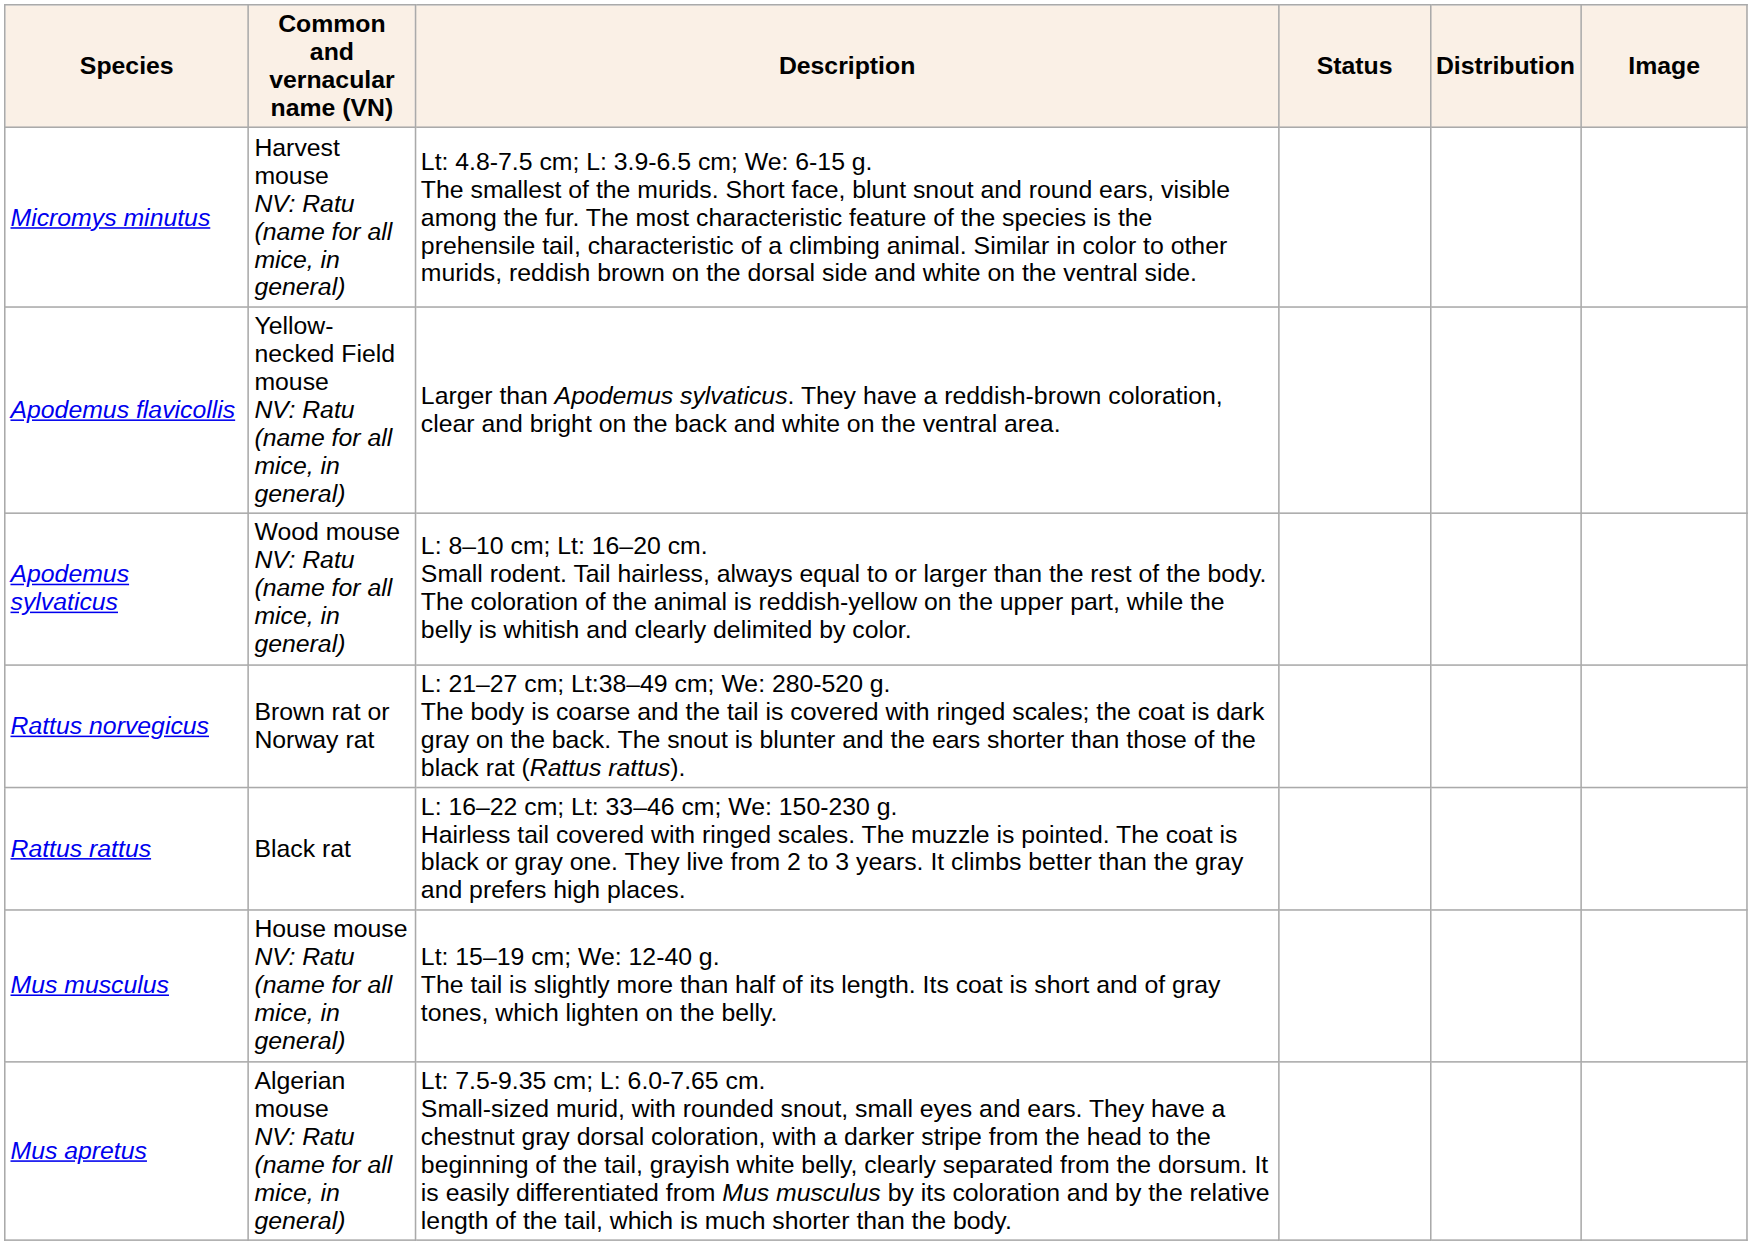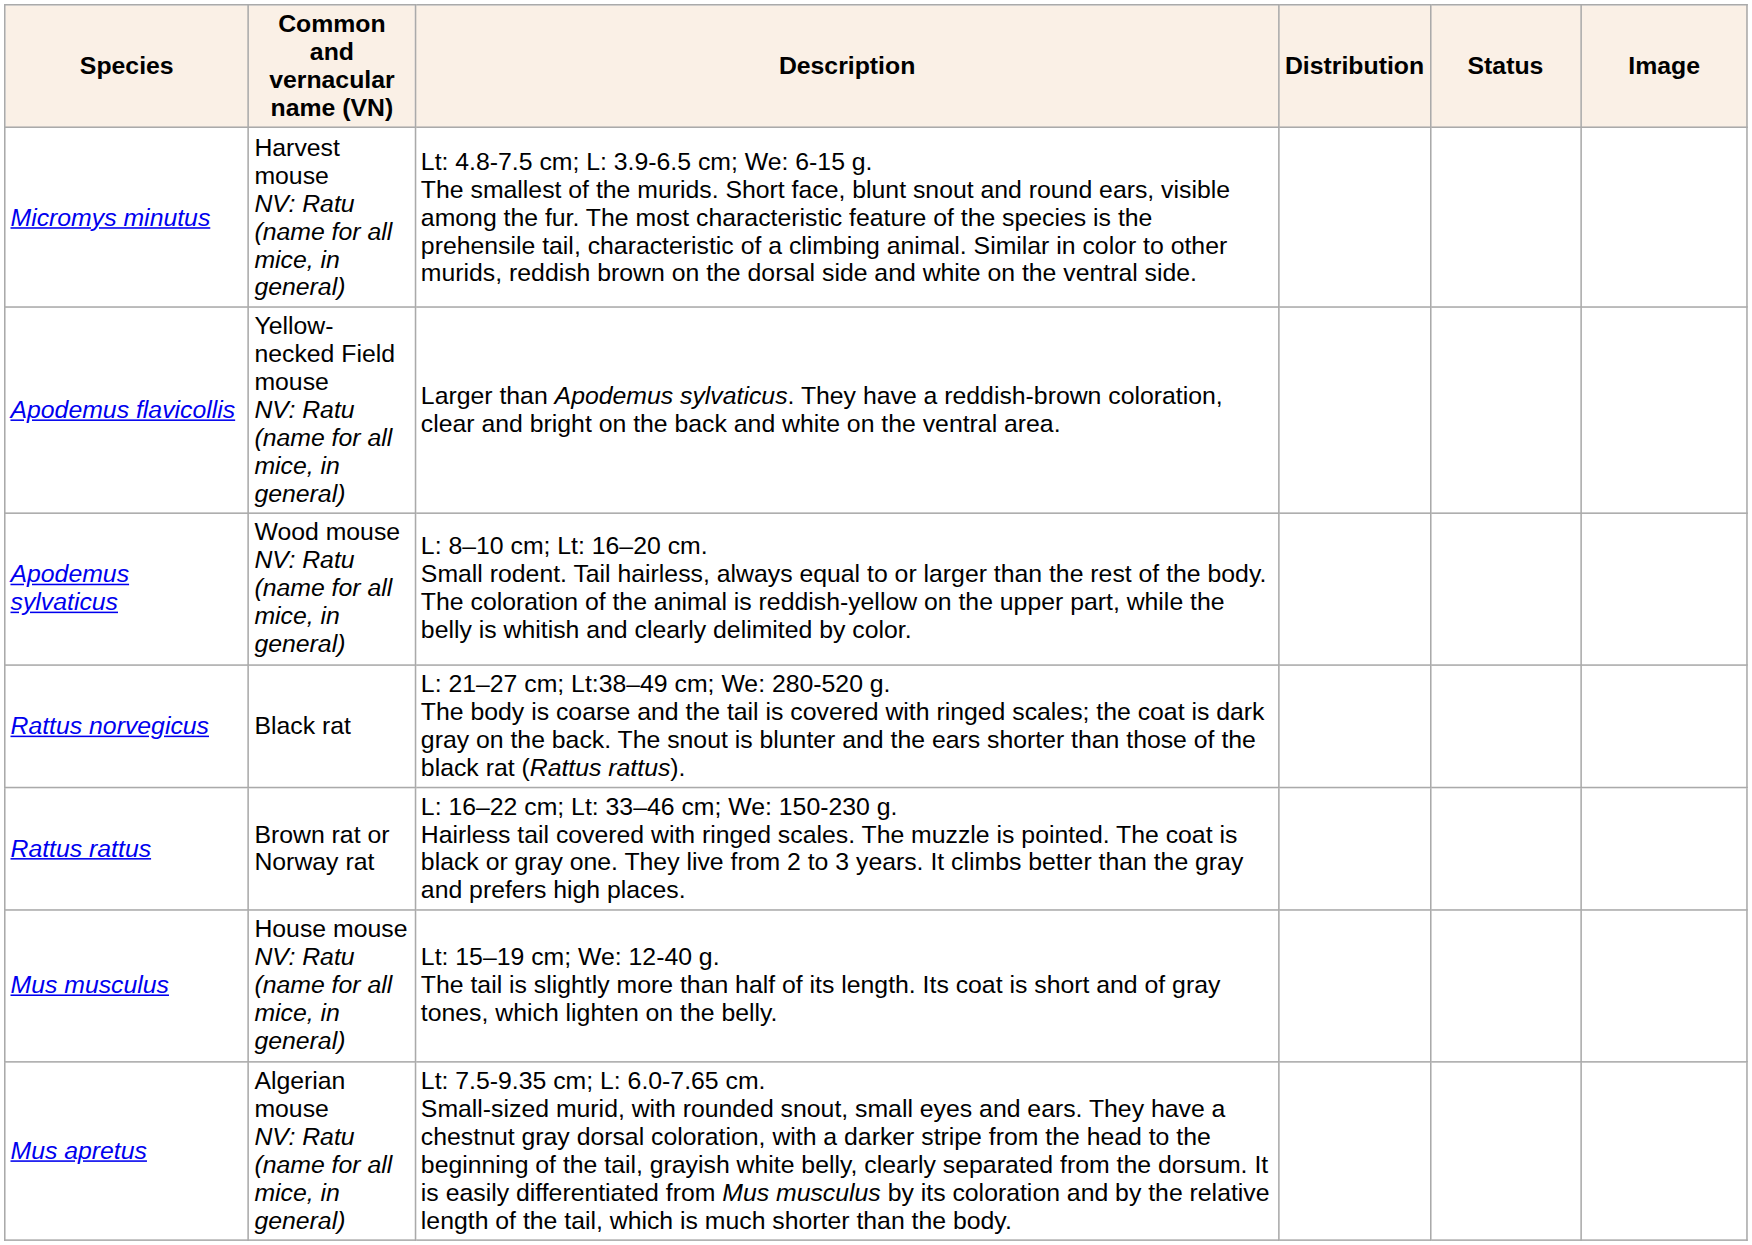columns swapped: (1505, 66) <-> (1355, 66)
(322, 725) Brown rat or Norway rat -> (303, 725) Black rat
(303, 848) Black rat -> (322, 848) Brown rat or Norway rat
